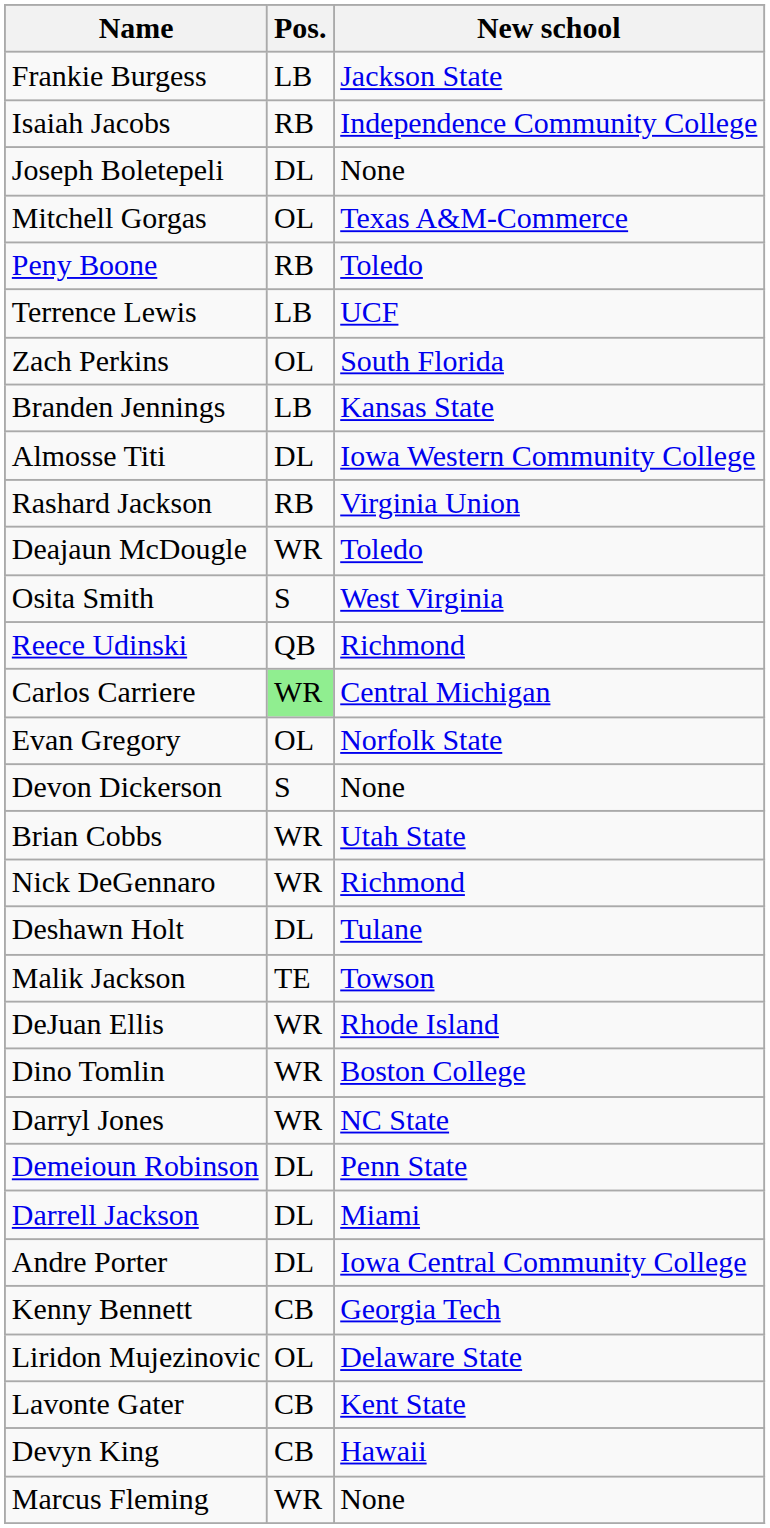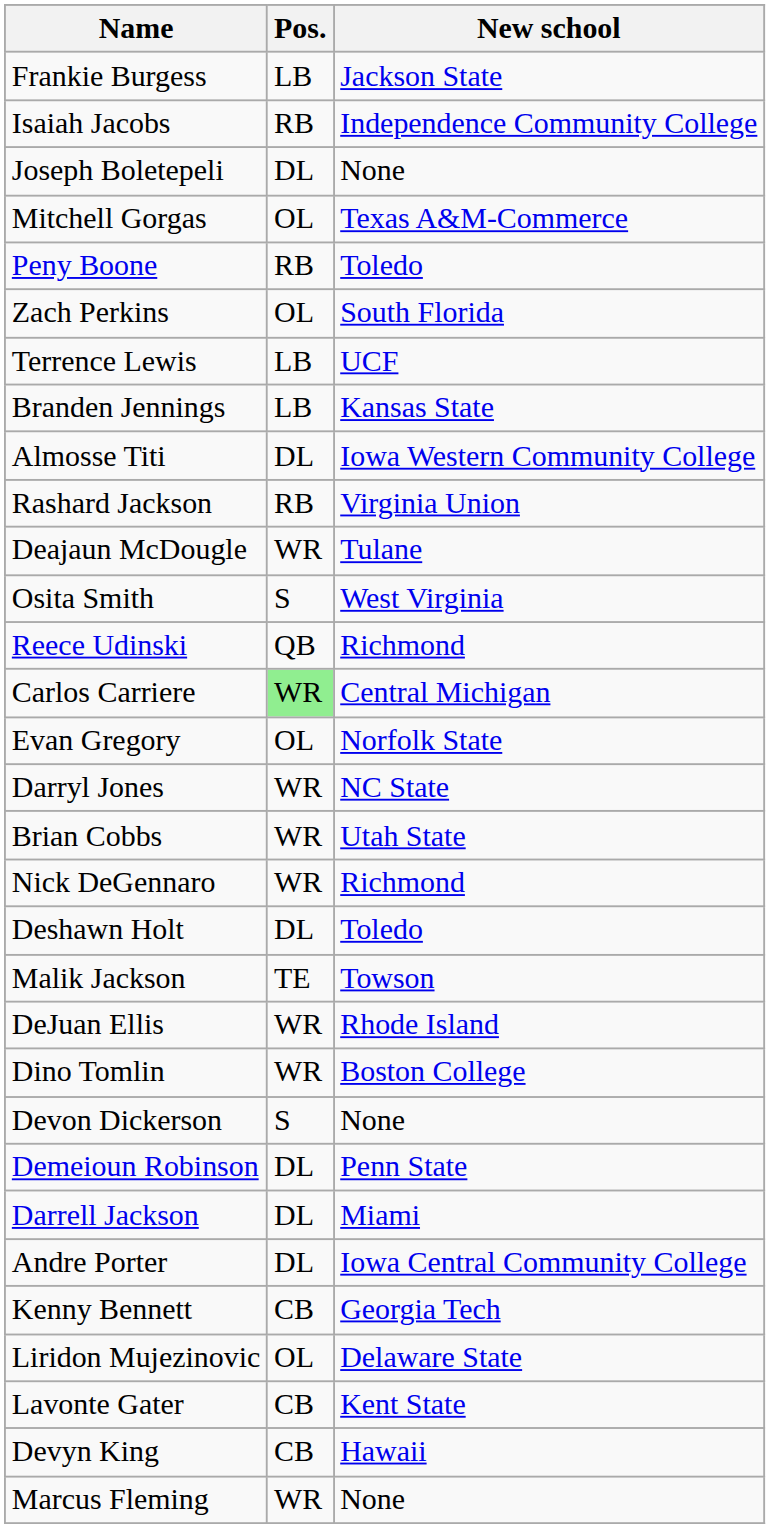rows swapped: (104, 312) <-> (90, 360)
(382, 550) Toledo -> (381, 550) Tulane
rows swapped: (88, 1119) <-> (117, 787)
(381, 929) Tulane -> (382, 929) Toledo
